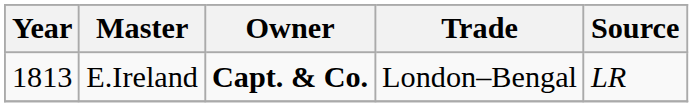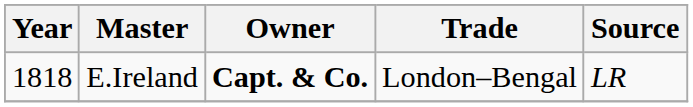(42, 76) 1813 -> (42, 76) 1818
